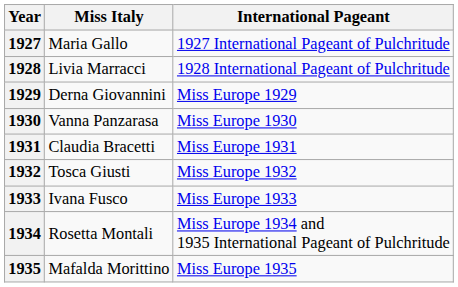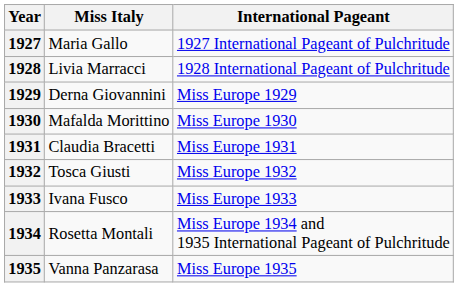(103, 120) Vanna Panzarasa -> (109, 120) Mafalda Morittino
(109, 268) Mafalda Morittino -> (103, 268) Vanna Panzarasa
